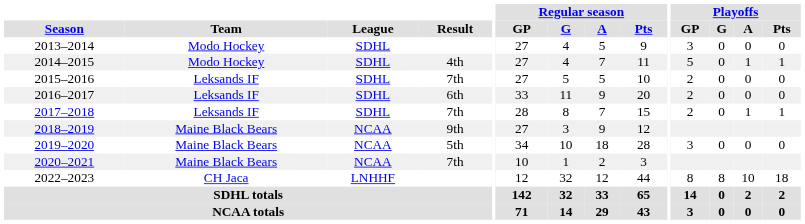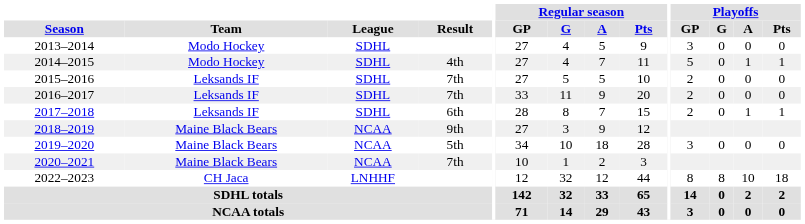(455, 95) 6th -> (455, 95) 7th
(455, 111) 7th -> (455, 111) 6th
